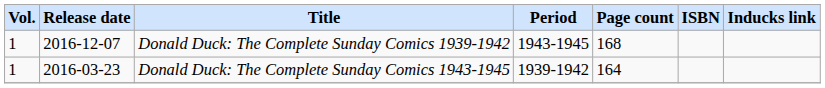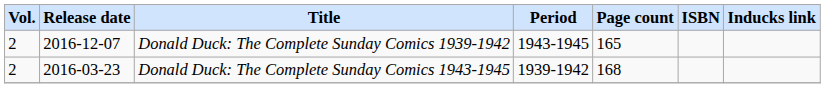(12, 43) 1 -> (12, 43) 2
(609, 43) 168 -> (609, 43) 165
(12, 69) 1 -> (12, 69) 2
(609, 69) 164 -> (609, 69) 168
